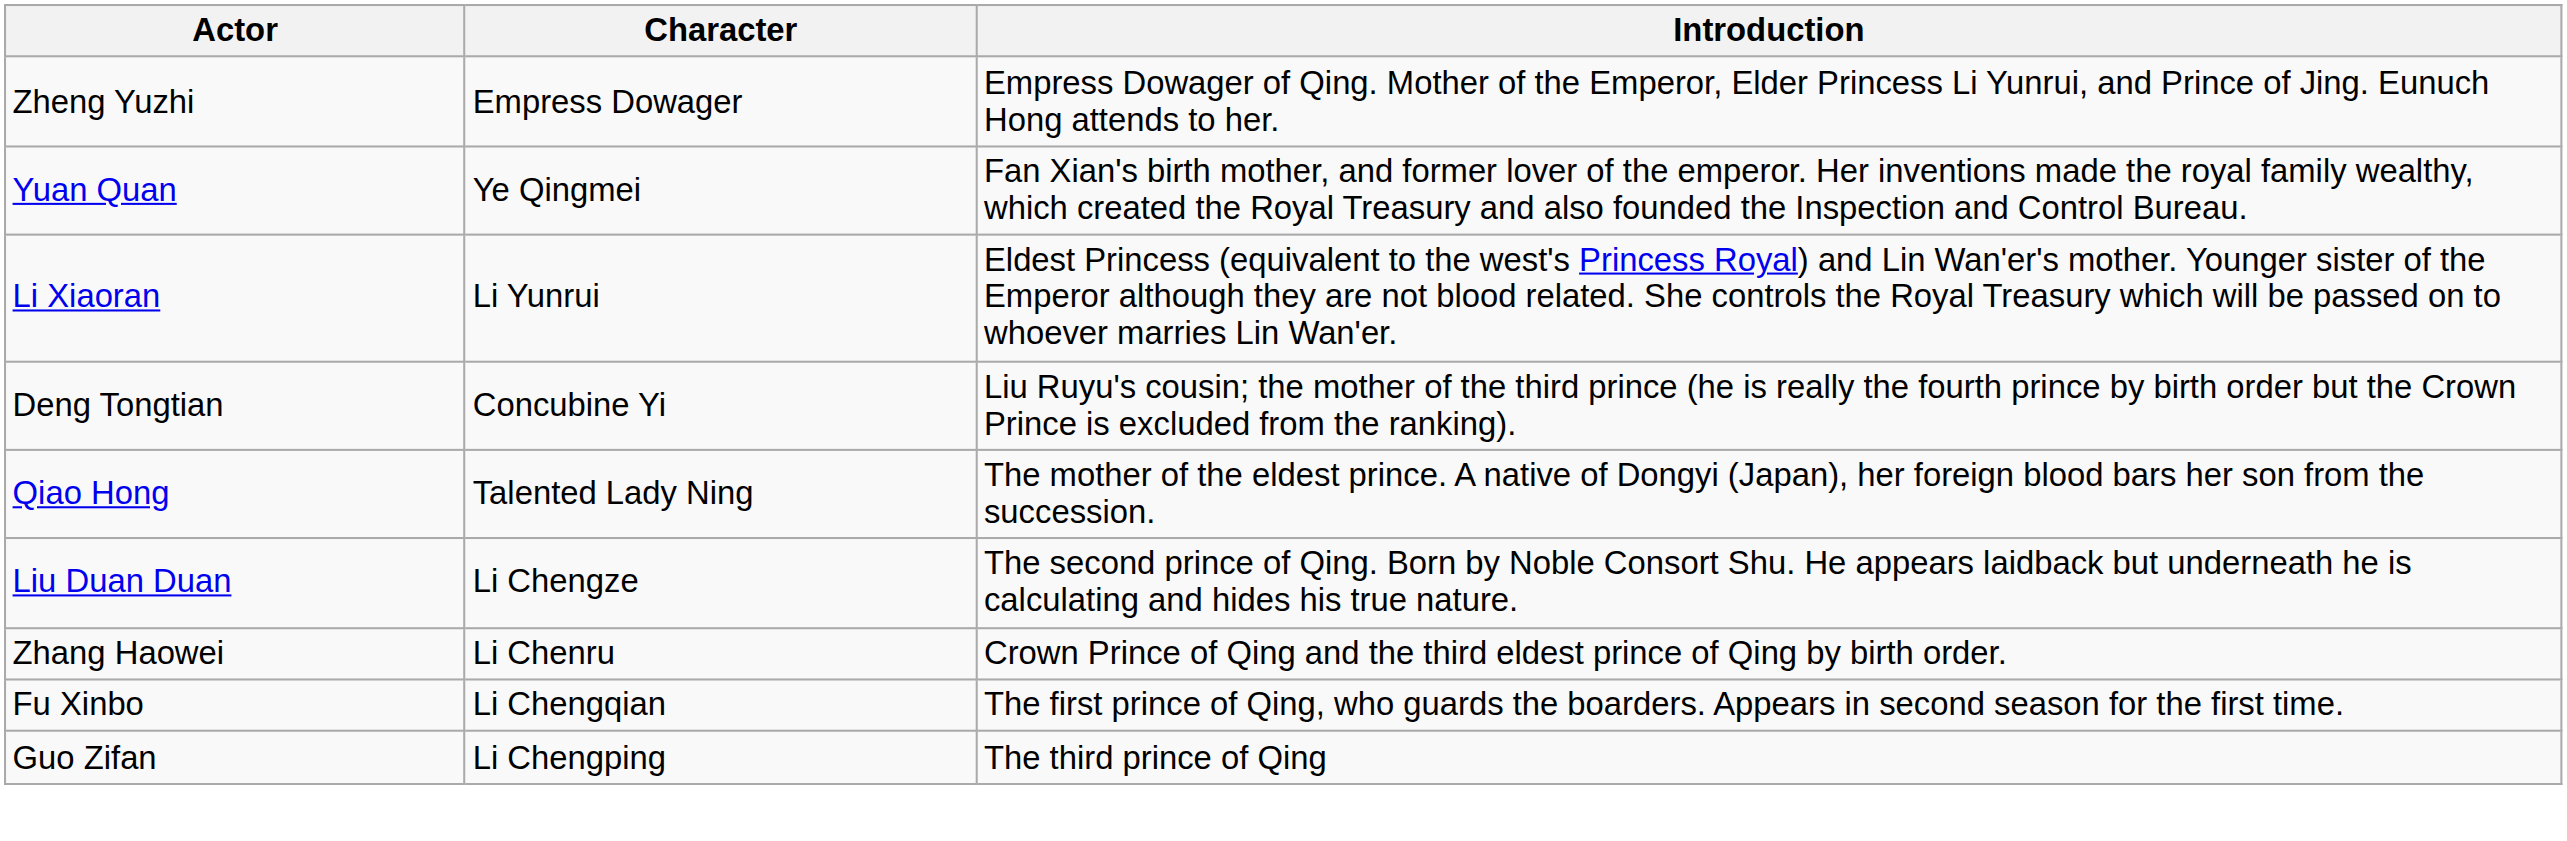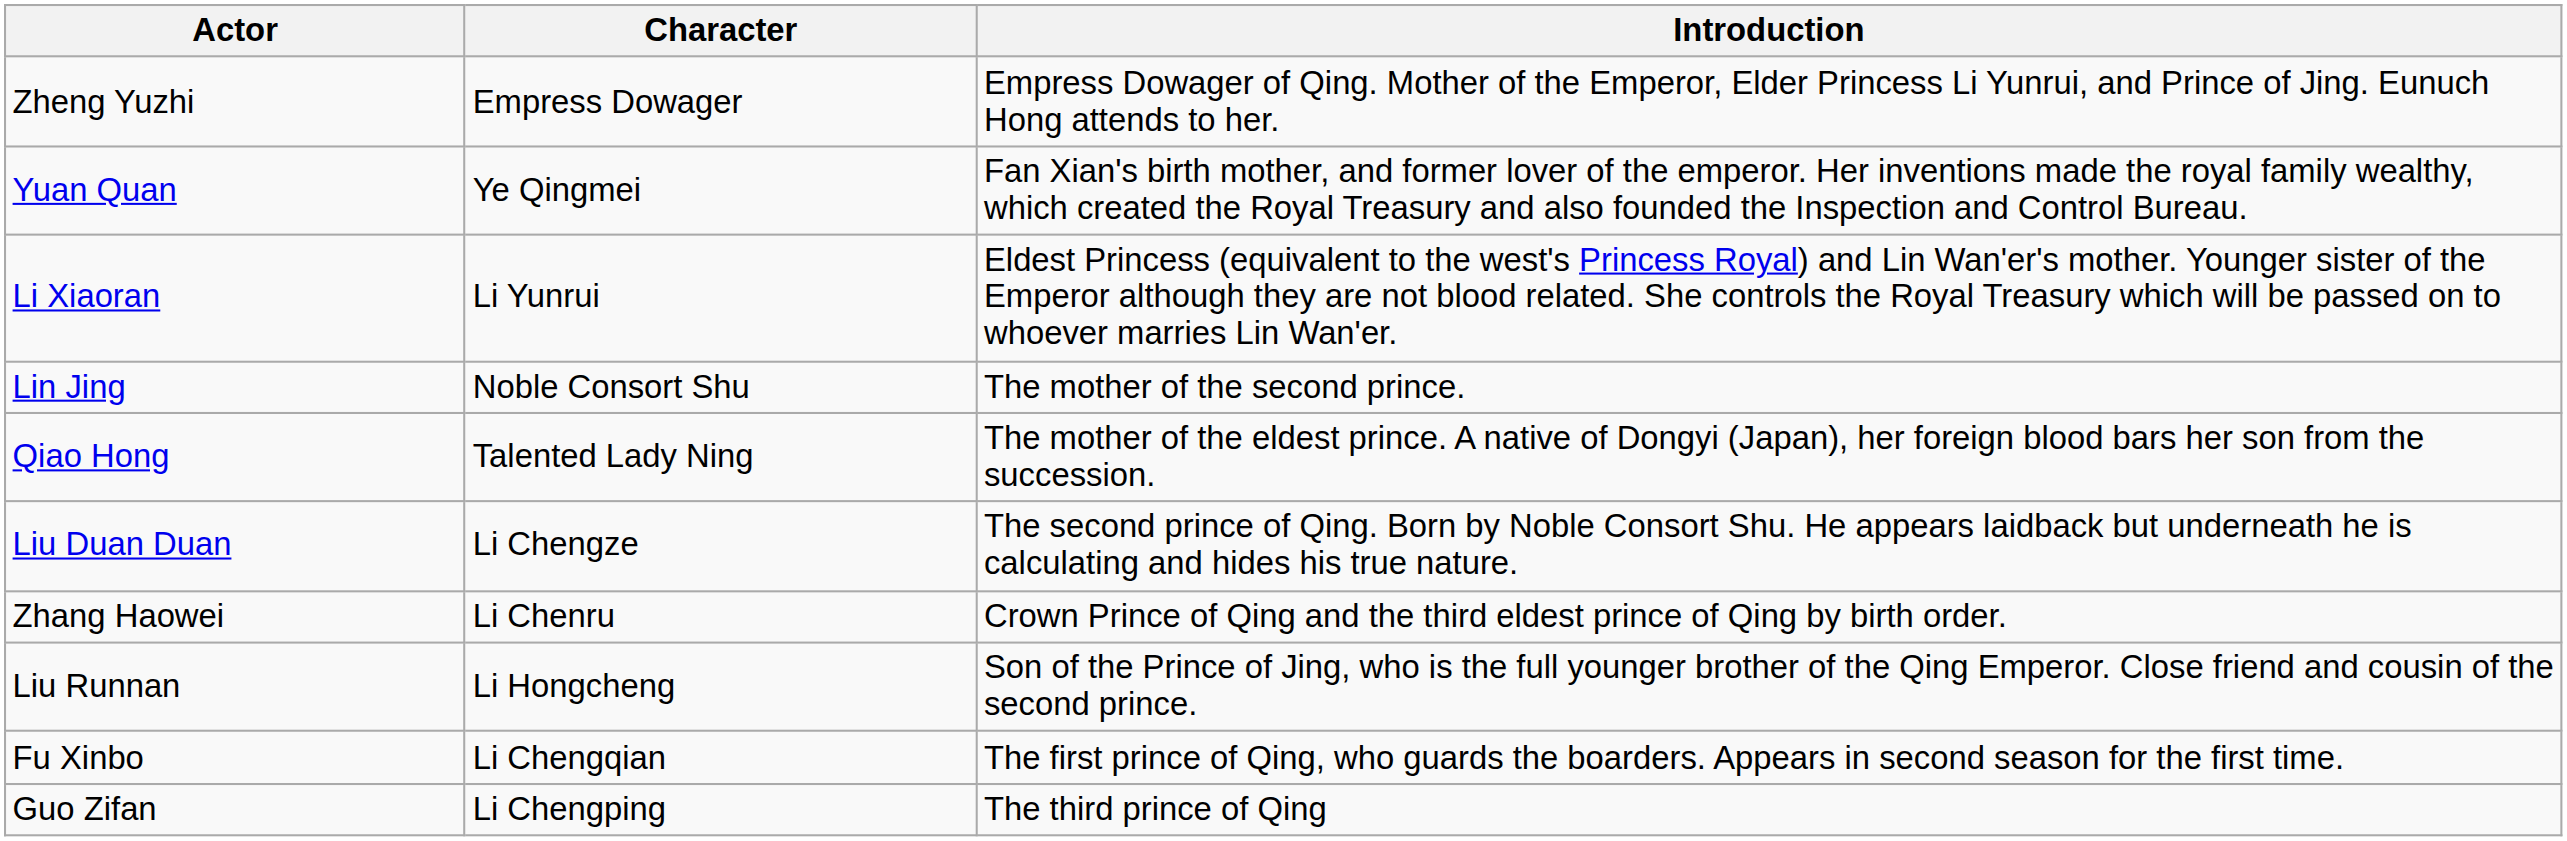+ row: (69, 386)
- row: (118, 404)
+ row: (96, 686)
